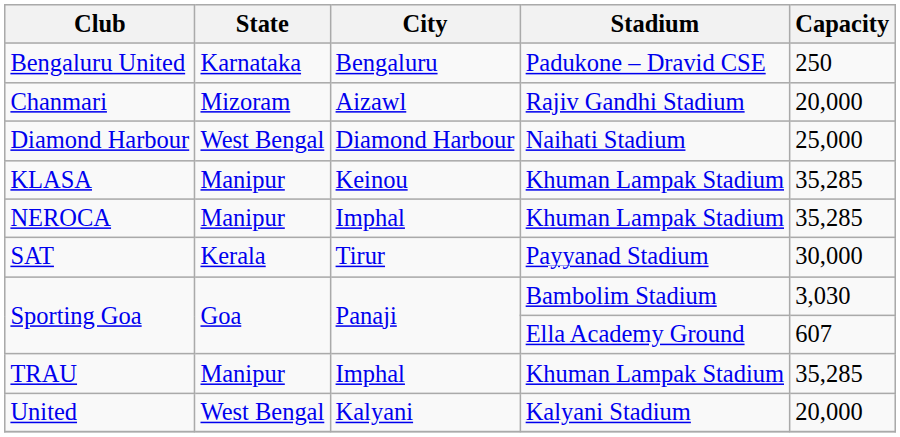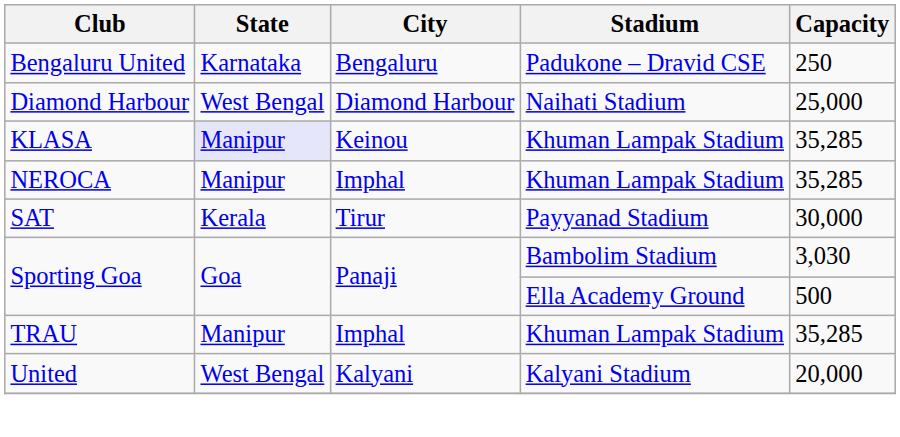- row: (59, 101)
(243, 179) no background -> (243, 140) lavender background
(814, 334) 607 -> (814, 295) 500
